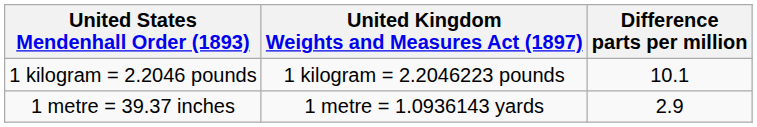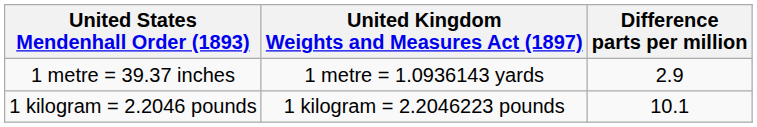rows swapped: (133, 106) <-> (133, 74)
